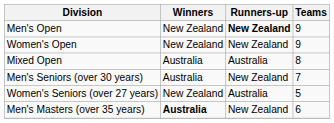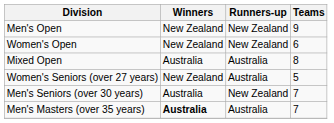(259, 28) bold -> (258, 28) normal
(298, 45) 9 -> (296, 45) 6
rows swapped: (75, 77) <-> (82, 93)
(258, 110) New Zealand -> (248, 110) Australia
(298, 110) 6 -> (296, 110) 7
